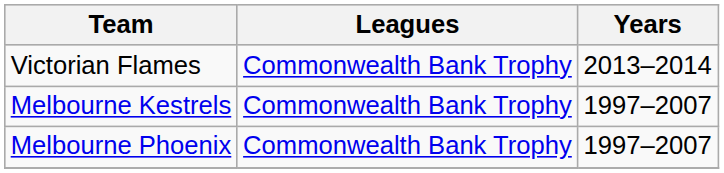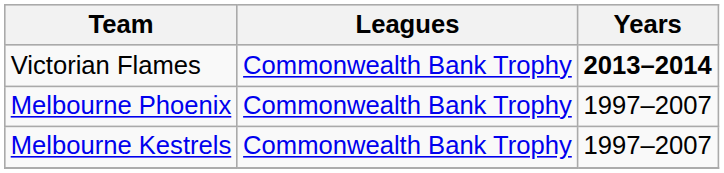(648, 65) normal -> (648, 65) bold
rows swapped: (121, 146) <-> (121, 106)
